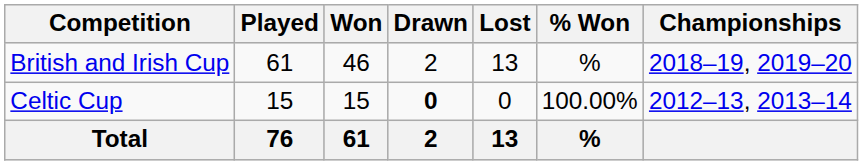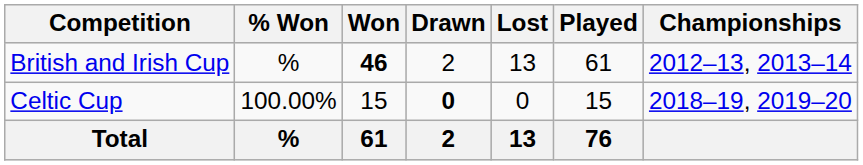columns swapped: (280, 23) <-> (590, 23)
(356, 62) normal -> (374, 62) bold
(750, 62) 2018–19, 2019–20 -> (750, 62) 2012–13, 2013–14
(750, 100) 2012–13, 2013–14 -> (750, 100) 2018–19, 2019–20
